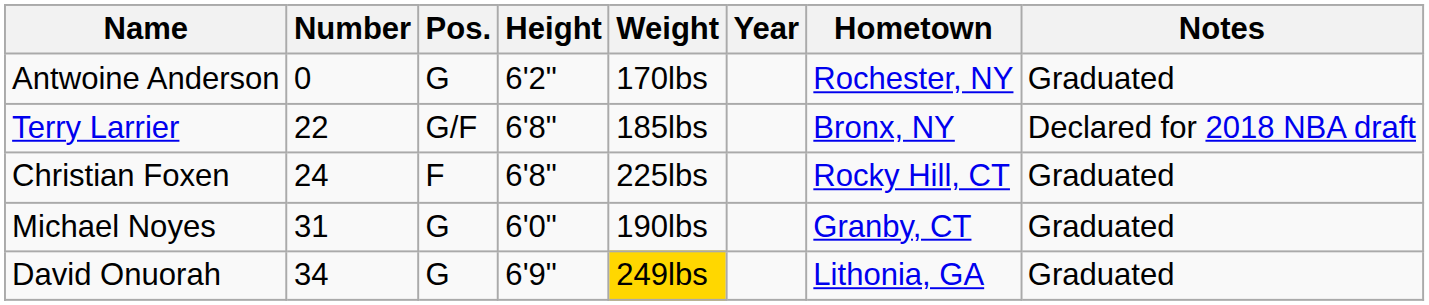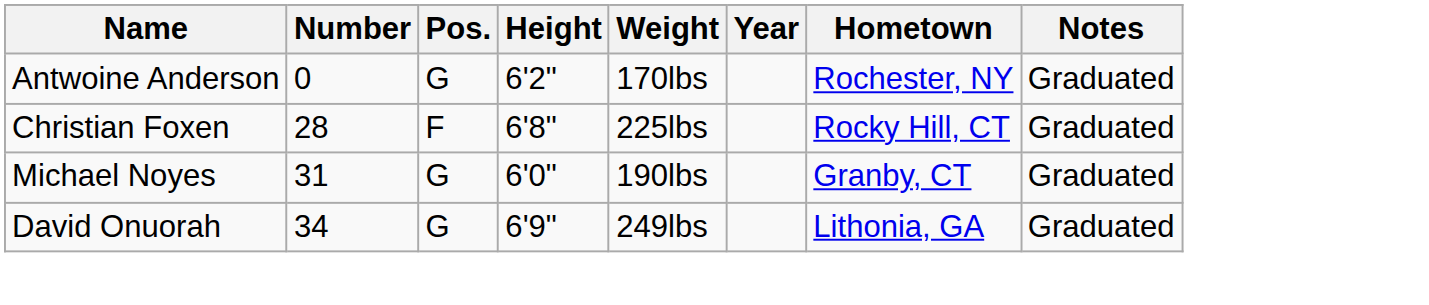- row: (96, 127)
(311, 176) 24 -> (311, 127) 28
(662, 275) gold background -> (662, 226) no background
